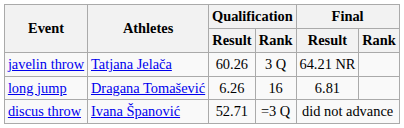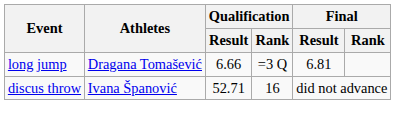- row: (46, 64)
(232, 88) 6.26 -> (229, 64) 6.66
(276, 88) 16 -> (272, 64) =3 Q
(276, 111) =3 Q -> (272, 88) 16
